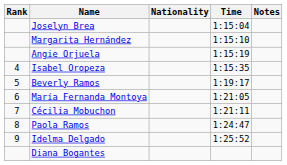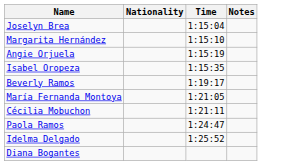- column: (17, 11)
